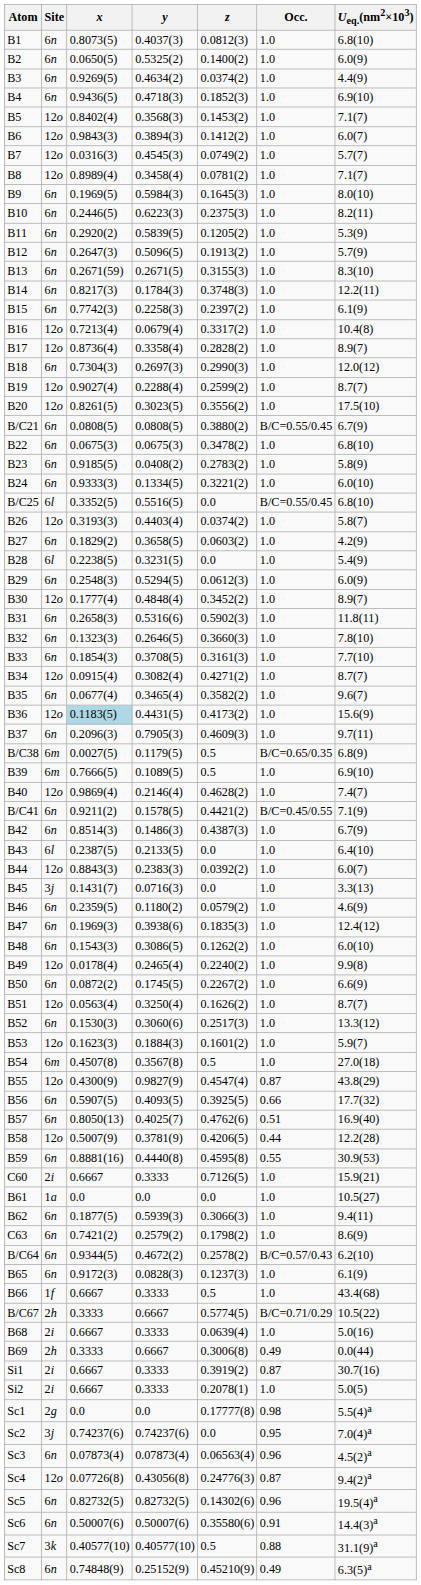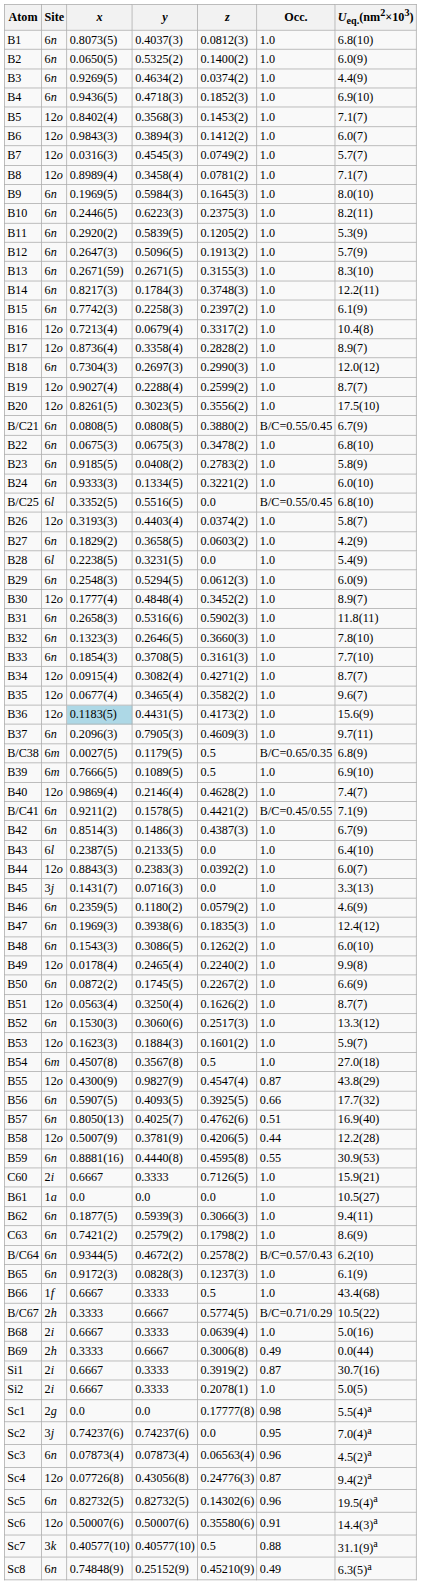(51, 695) 6n -> (54, 695) 12o
(51, 1523) 6n -> (54, 1523) 12o
